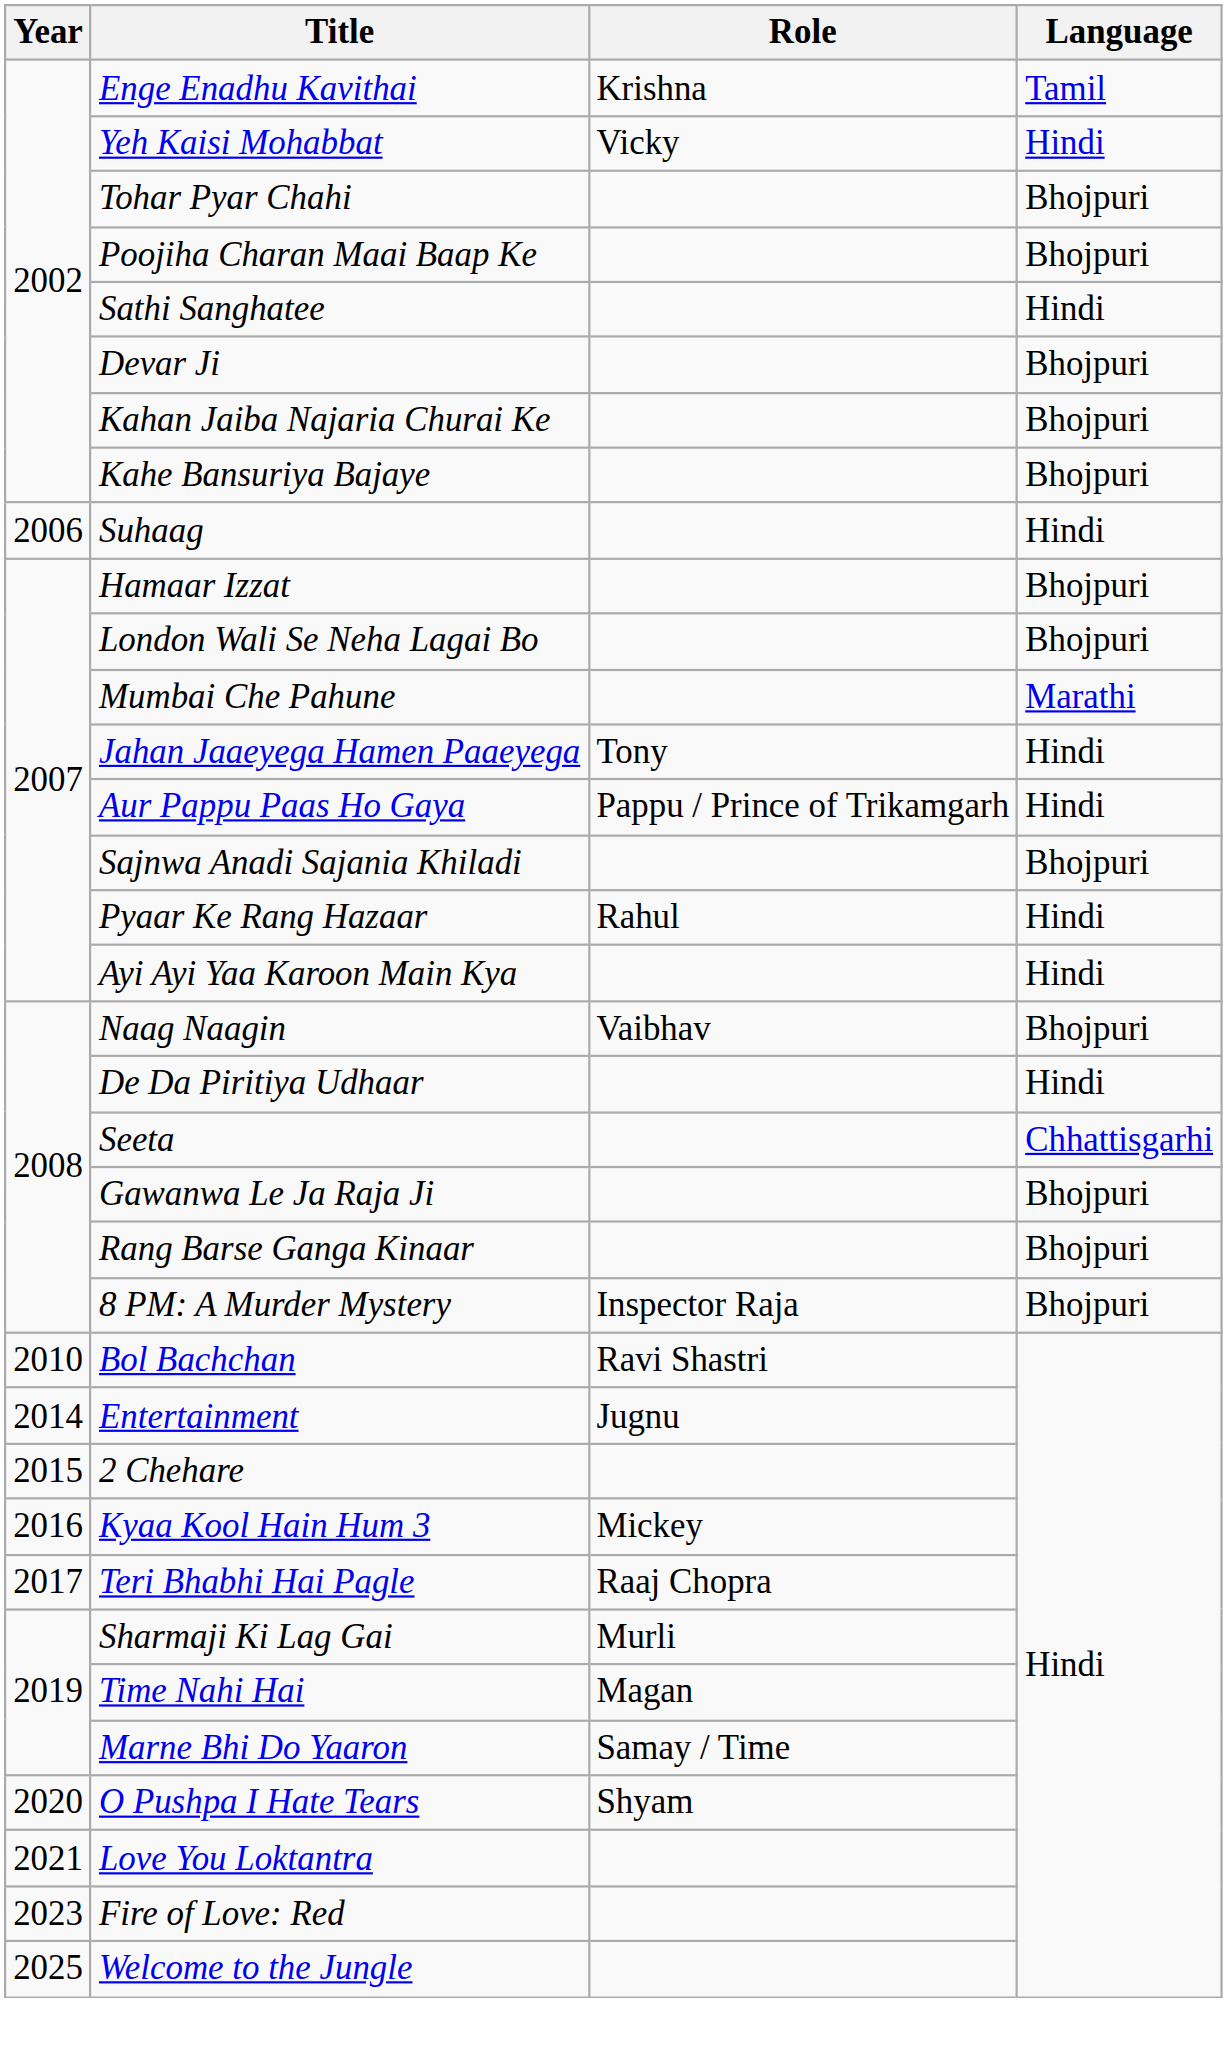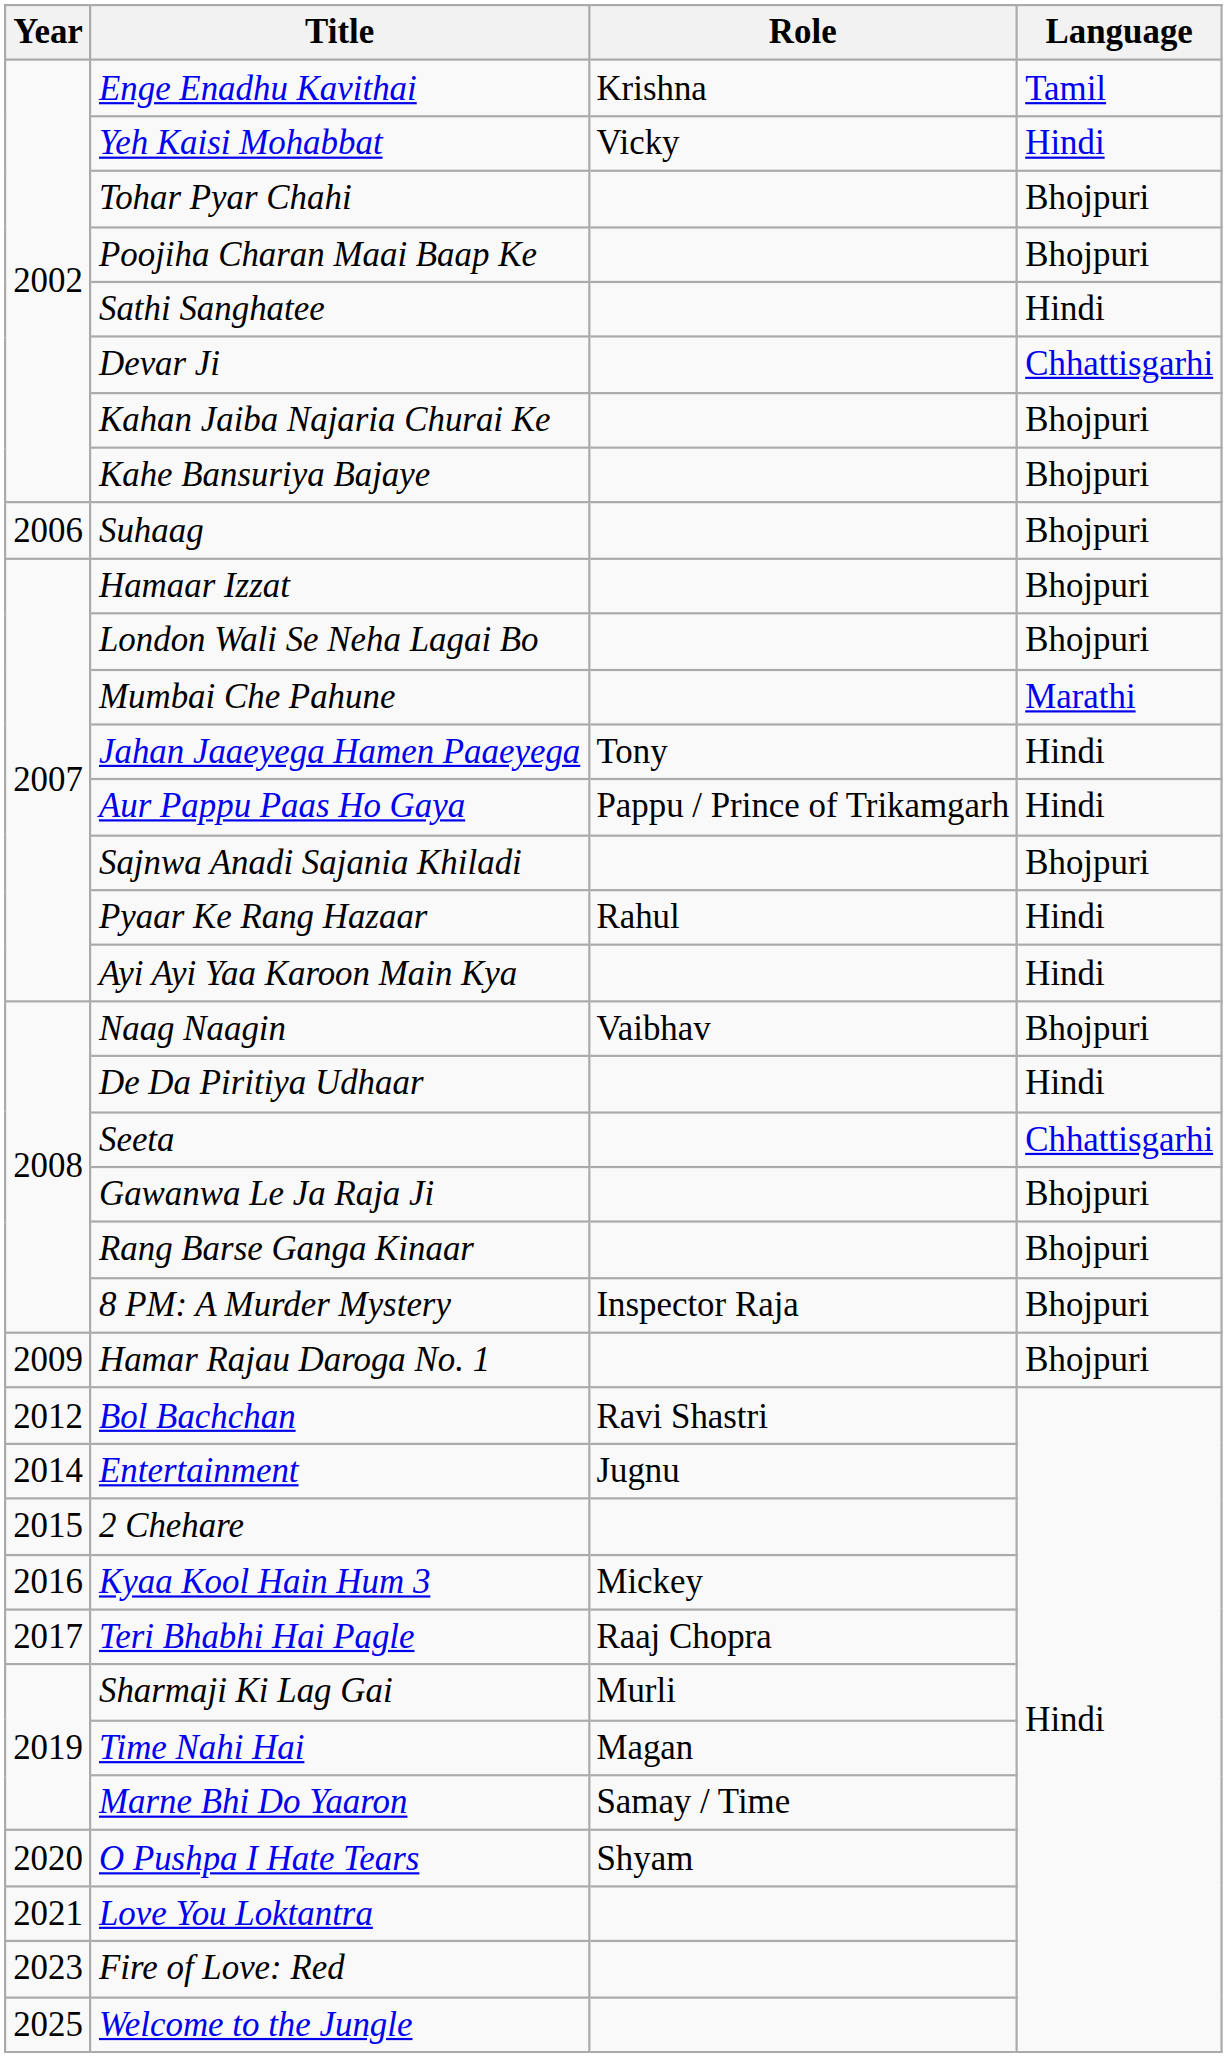(1087, 364) Bhojpuri -> (1119, 364) Chhattisgarhi
(1065, 530) Hindi -> (1087, 530) Bhojpuri
+ row: (295, 1359)
(48, 1359) 2010 -> (48, 1415) 2012
